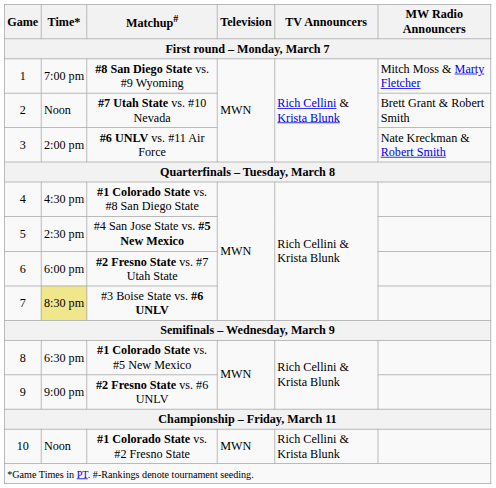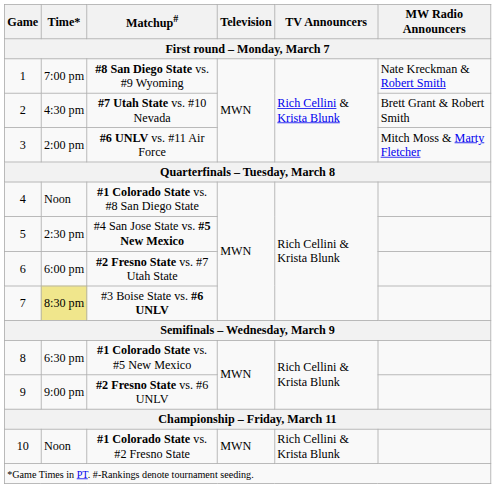(432, 76) Mitch Moss & Marty Fletcher -> (425, 76) Nate Kreckman & Robert Smith
(57, 110) Noon -> (64, 110) 4:30 pm
(425, 145) Nate Kreckman & Robert Smith -> (432, 145) Mitch Moss & Marty Fletcher
(64, 199) 4:30 pm -> (57, 199) Noon
